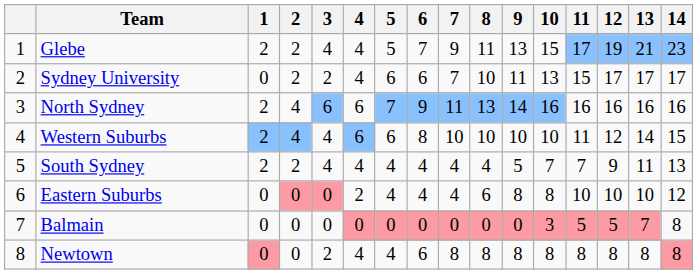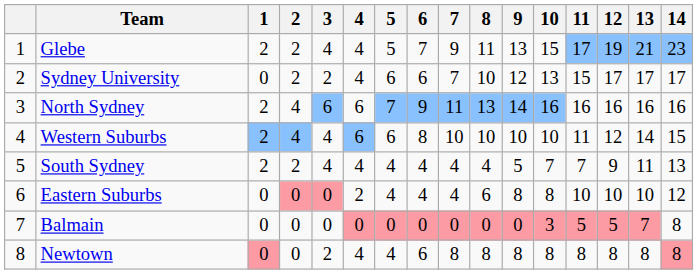(518, 78) 11 -> (518, 78) 12
